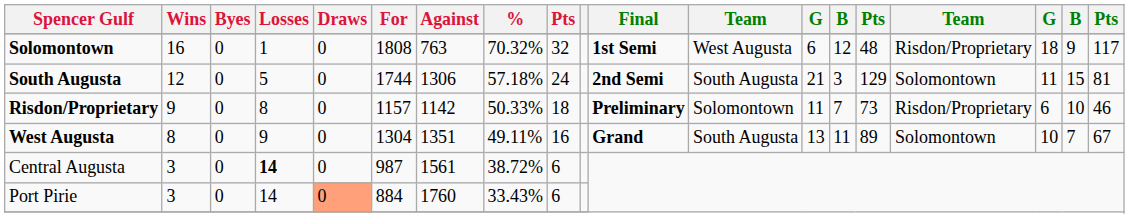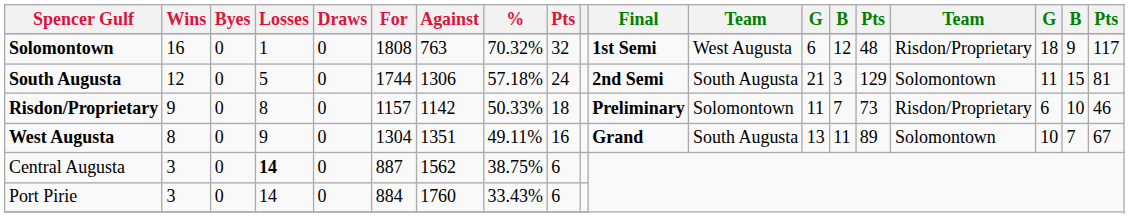(389, 166) 987 -> (389, 166) 887
(438, 166) 1561 -> (438, 166) 1562
(515, 166) 38.72% -> (515, 166) 38.75%
(322, 196) lightsalmon background -> (322, 196) no background
